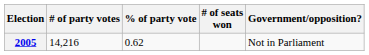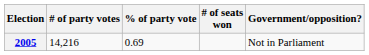(134, 42) 0.62 -> (134, 42) 0.69
